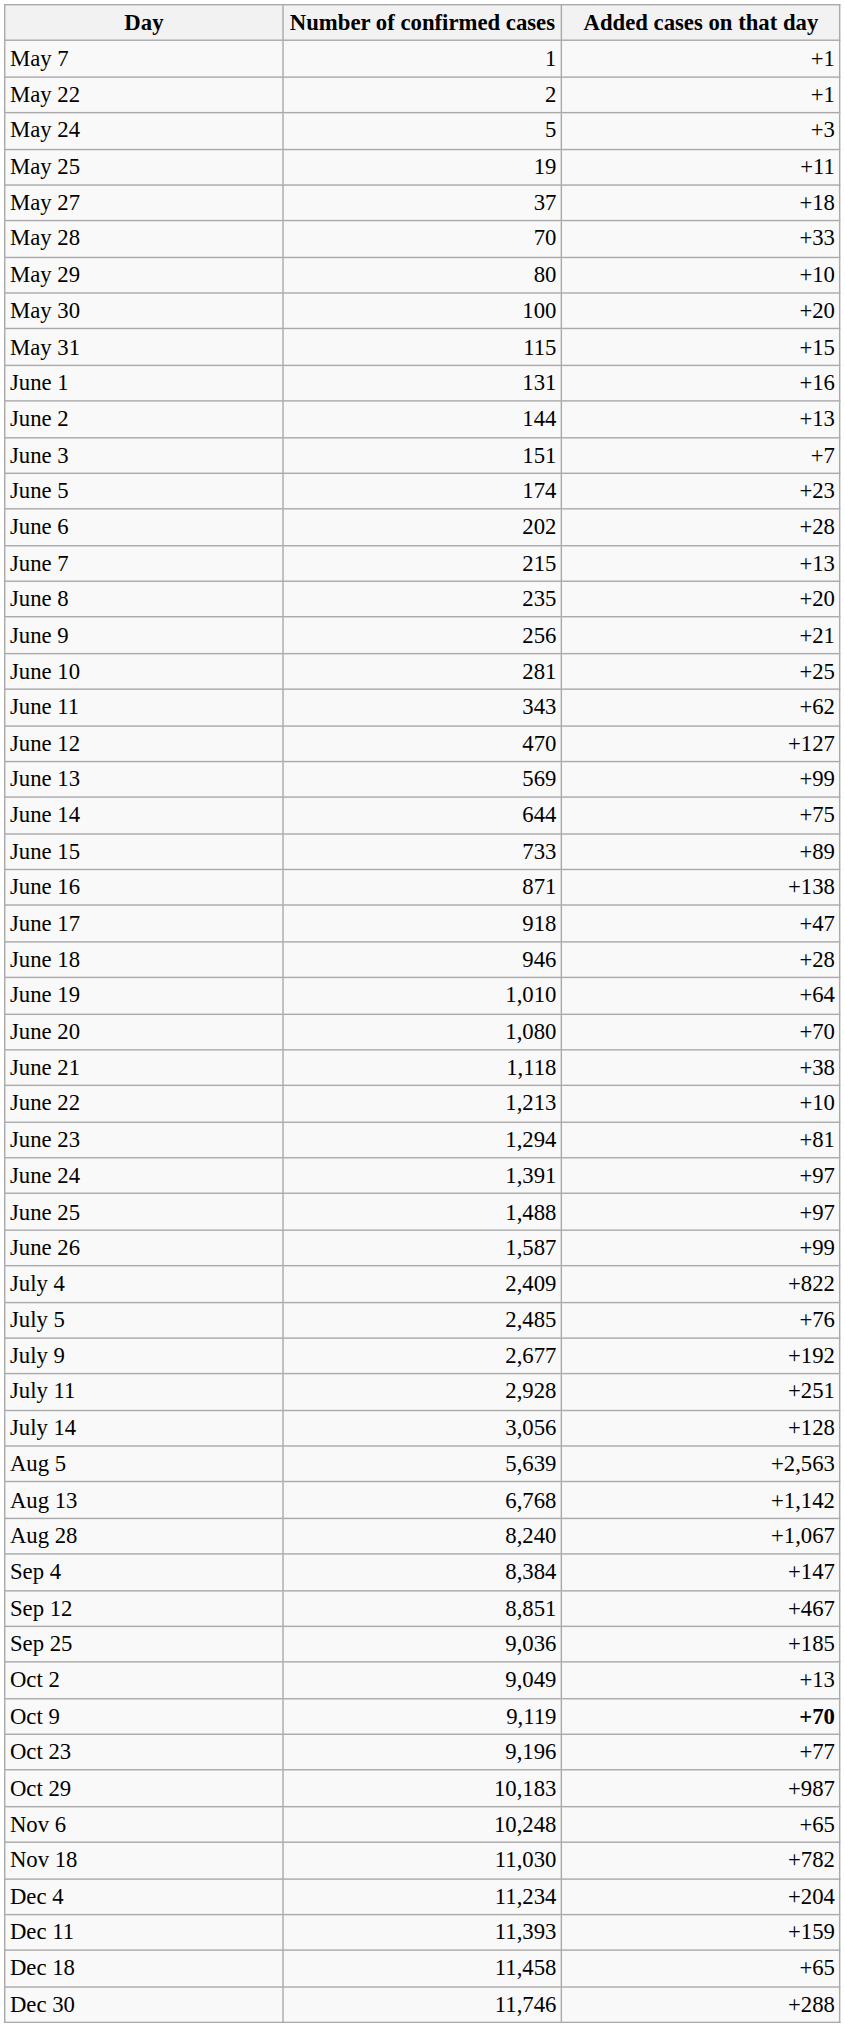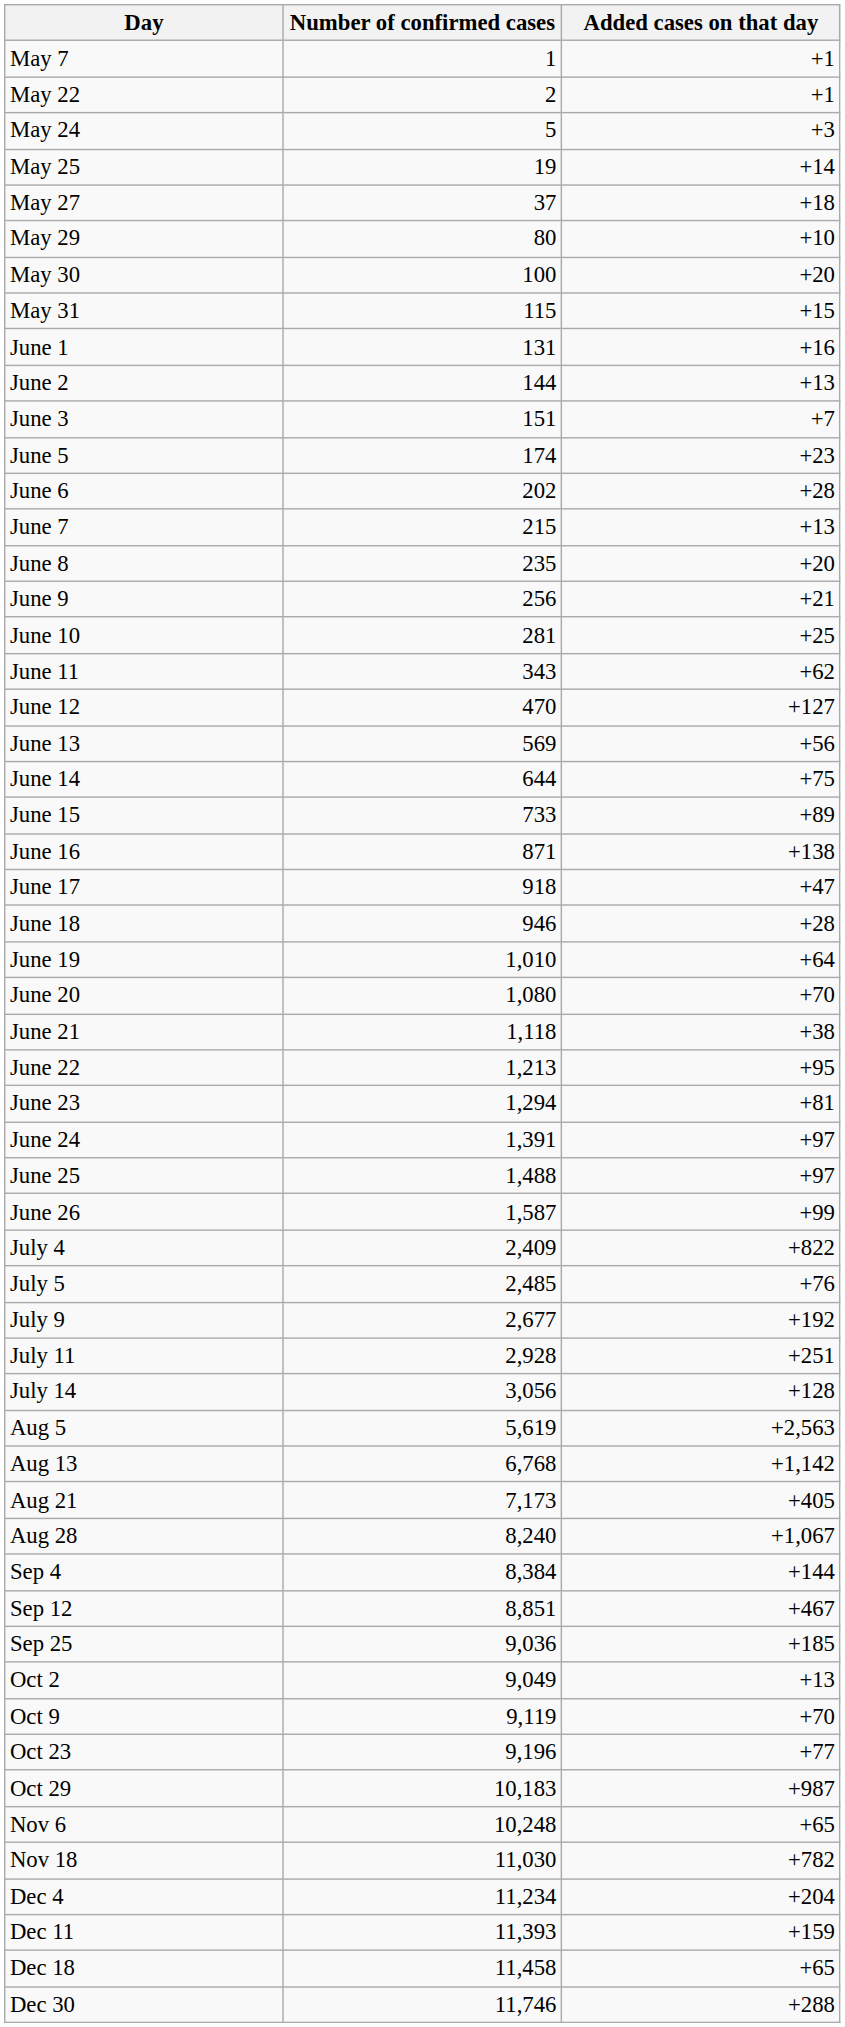(818, 166) +11 -> (817, 166) +14
- row: (45, 238)
(817, 779) +99 -> (817, 743) +56
(817, 1103) +10 -> (817, 1067) +95
(531, 1463) 5,639 -> (531, 1427) 5,619
+ row: (44, 1499)
(811, 1571) +147 -> (811, 1571) +144
(817, 1716) bold -> (817, 1716) normal
